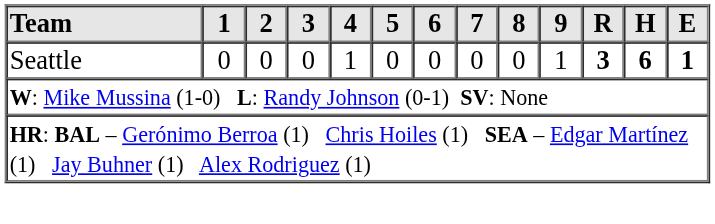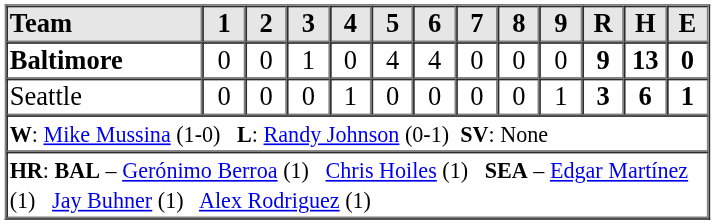+ row: (66, 60)
